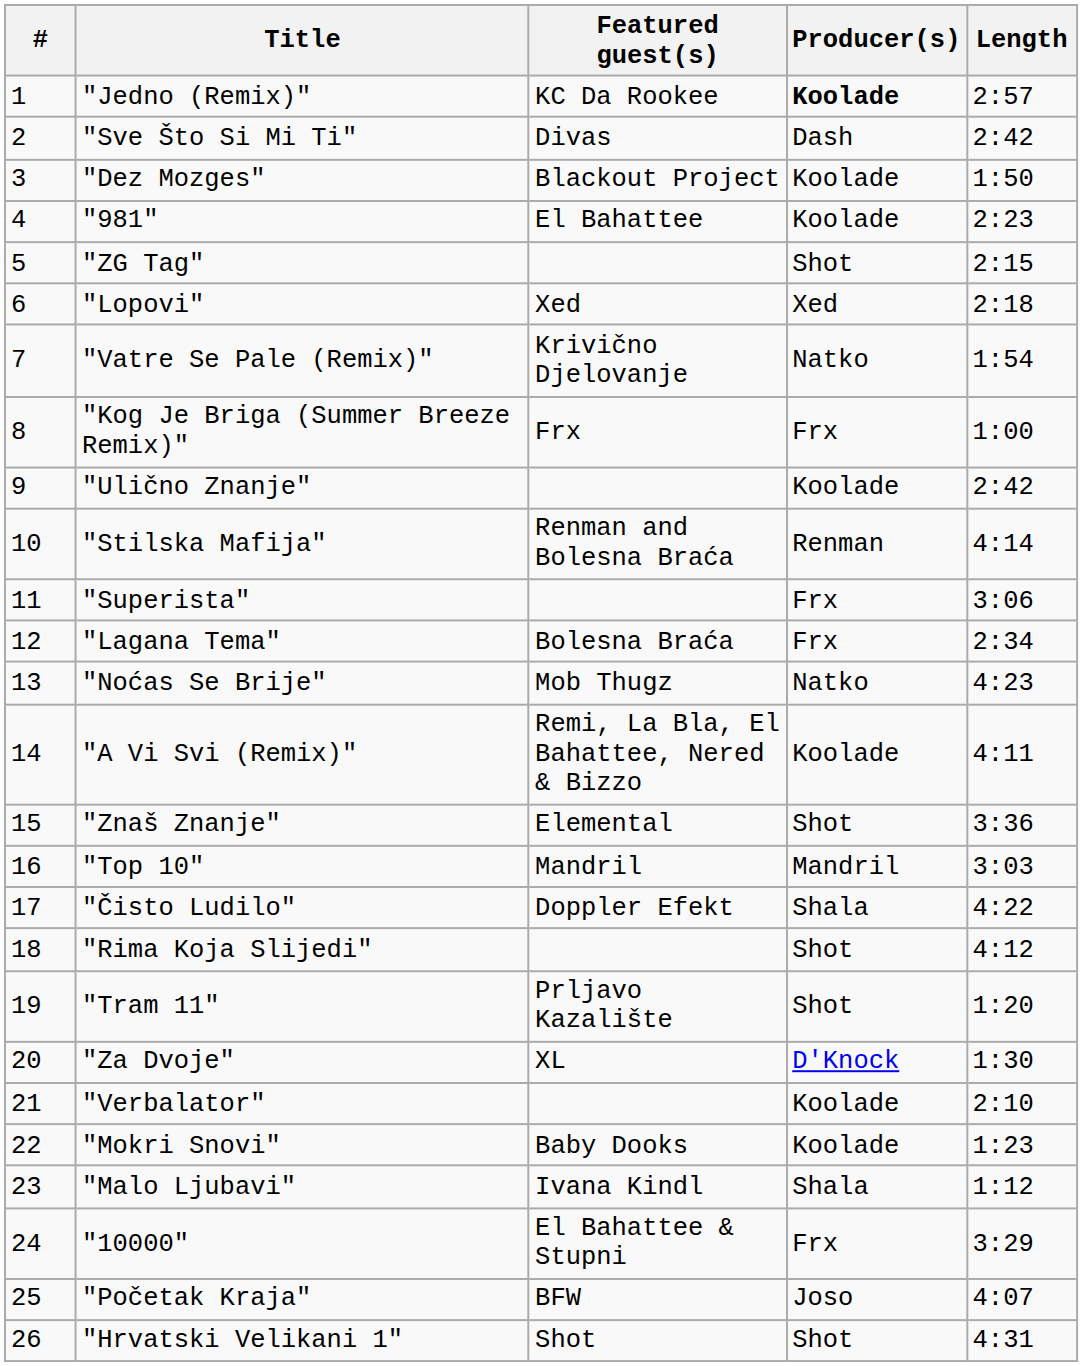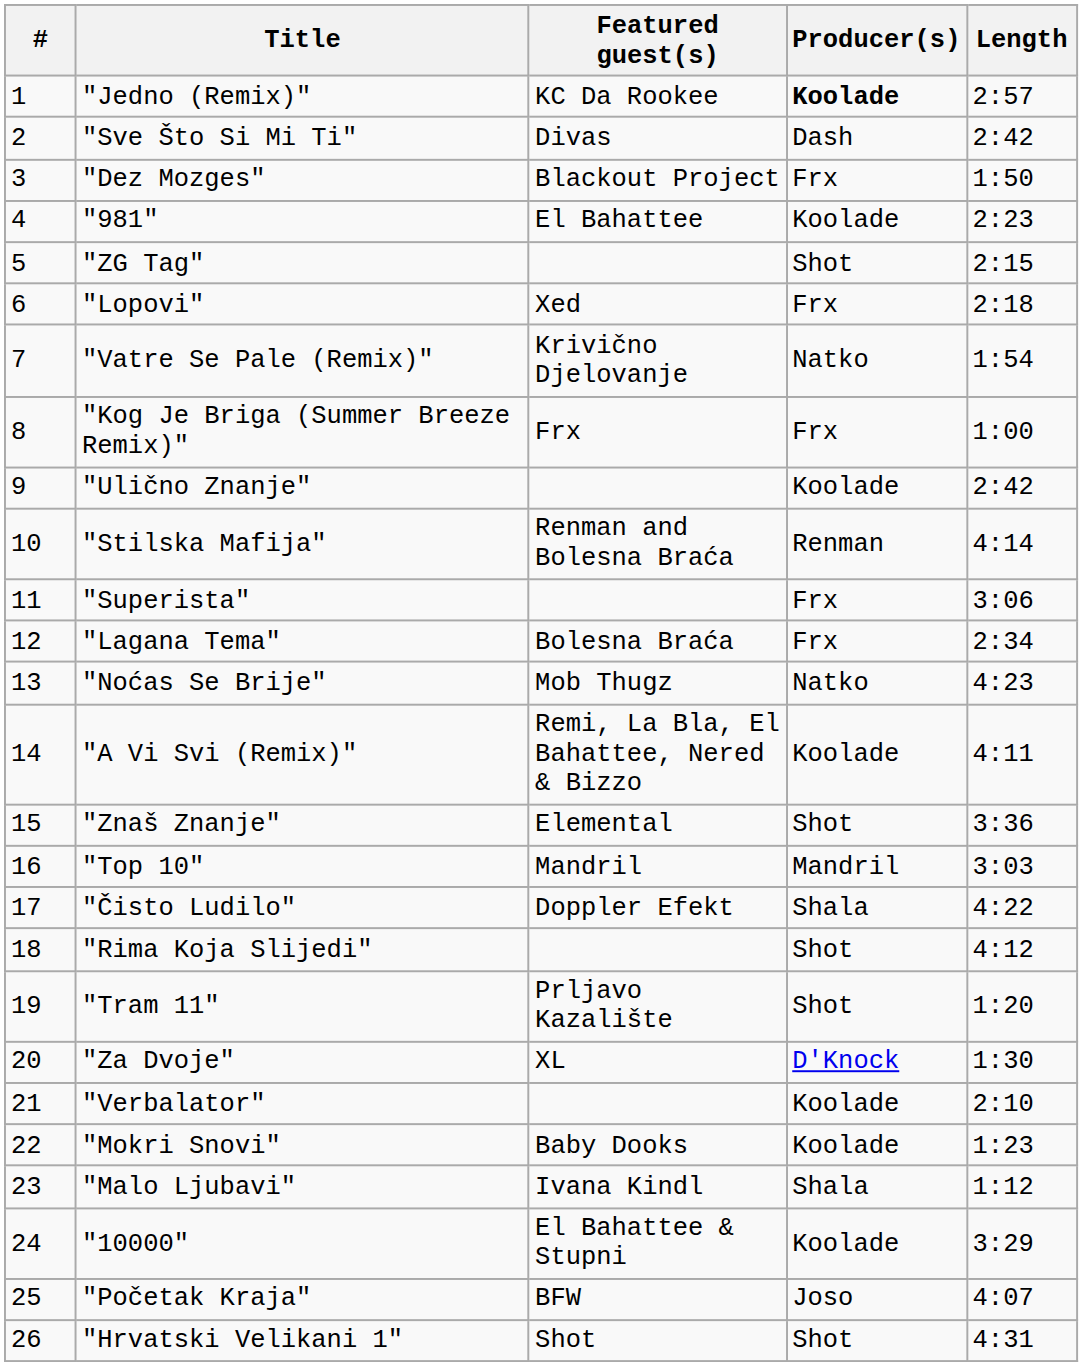(846, 180) Koolade -> (815, 180) Frx
(815, 304) Xed -> (815, 304) Frx
(815, 1243) Frx -> (846, 1243) Koolade
